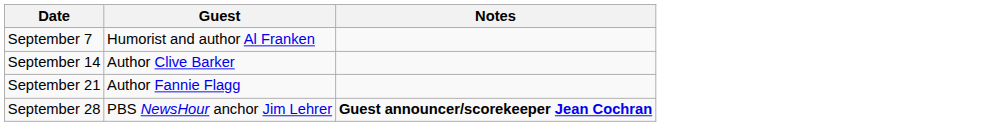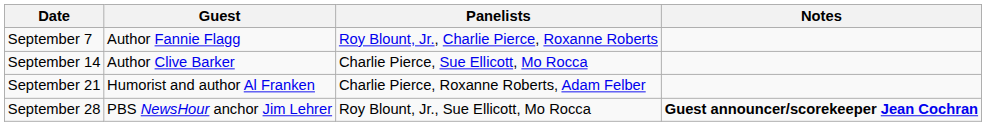+ column: (498, 16)
(211, 39) Humorist and author Al Franken -> (174, 39) Author Fannie Flagg
(174, 86) Author Fannie Flagg -> (211, 86) Humorist and author Al Franken
